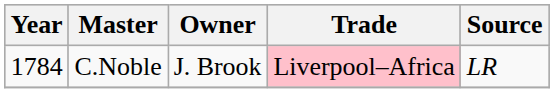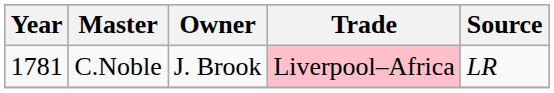(37, 66) 1784 -> (37, 66) 1781
